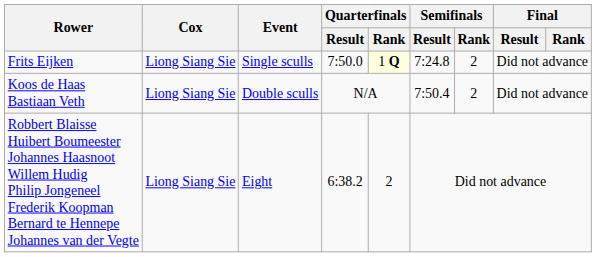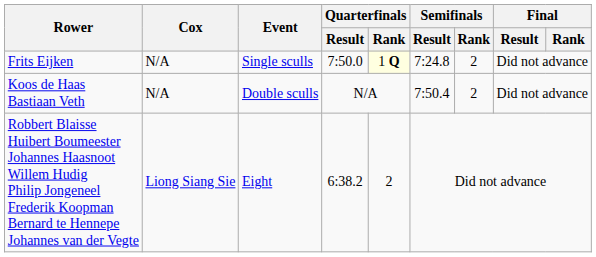(190, 62) Liong Siang Sie -> (157, 62) N/A
(190, 93) Liong Siang Sie -> (157, 93) N/A
